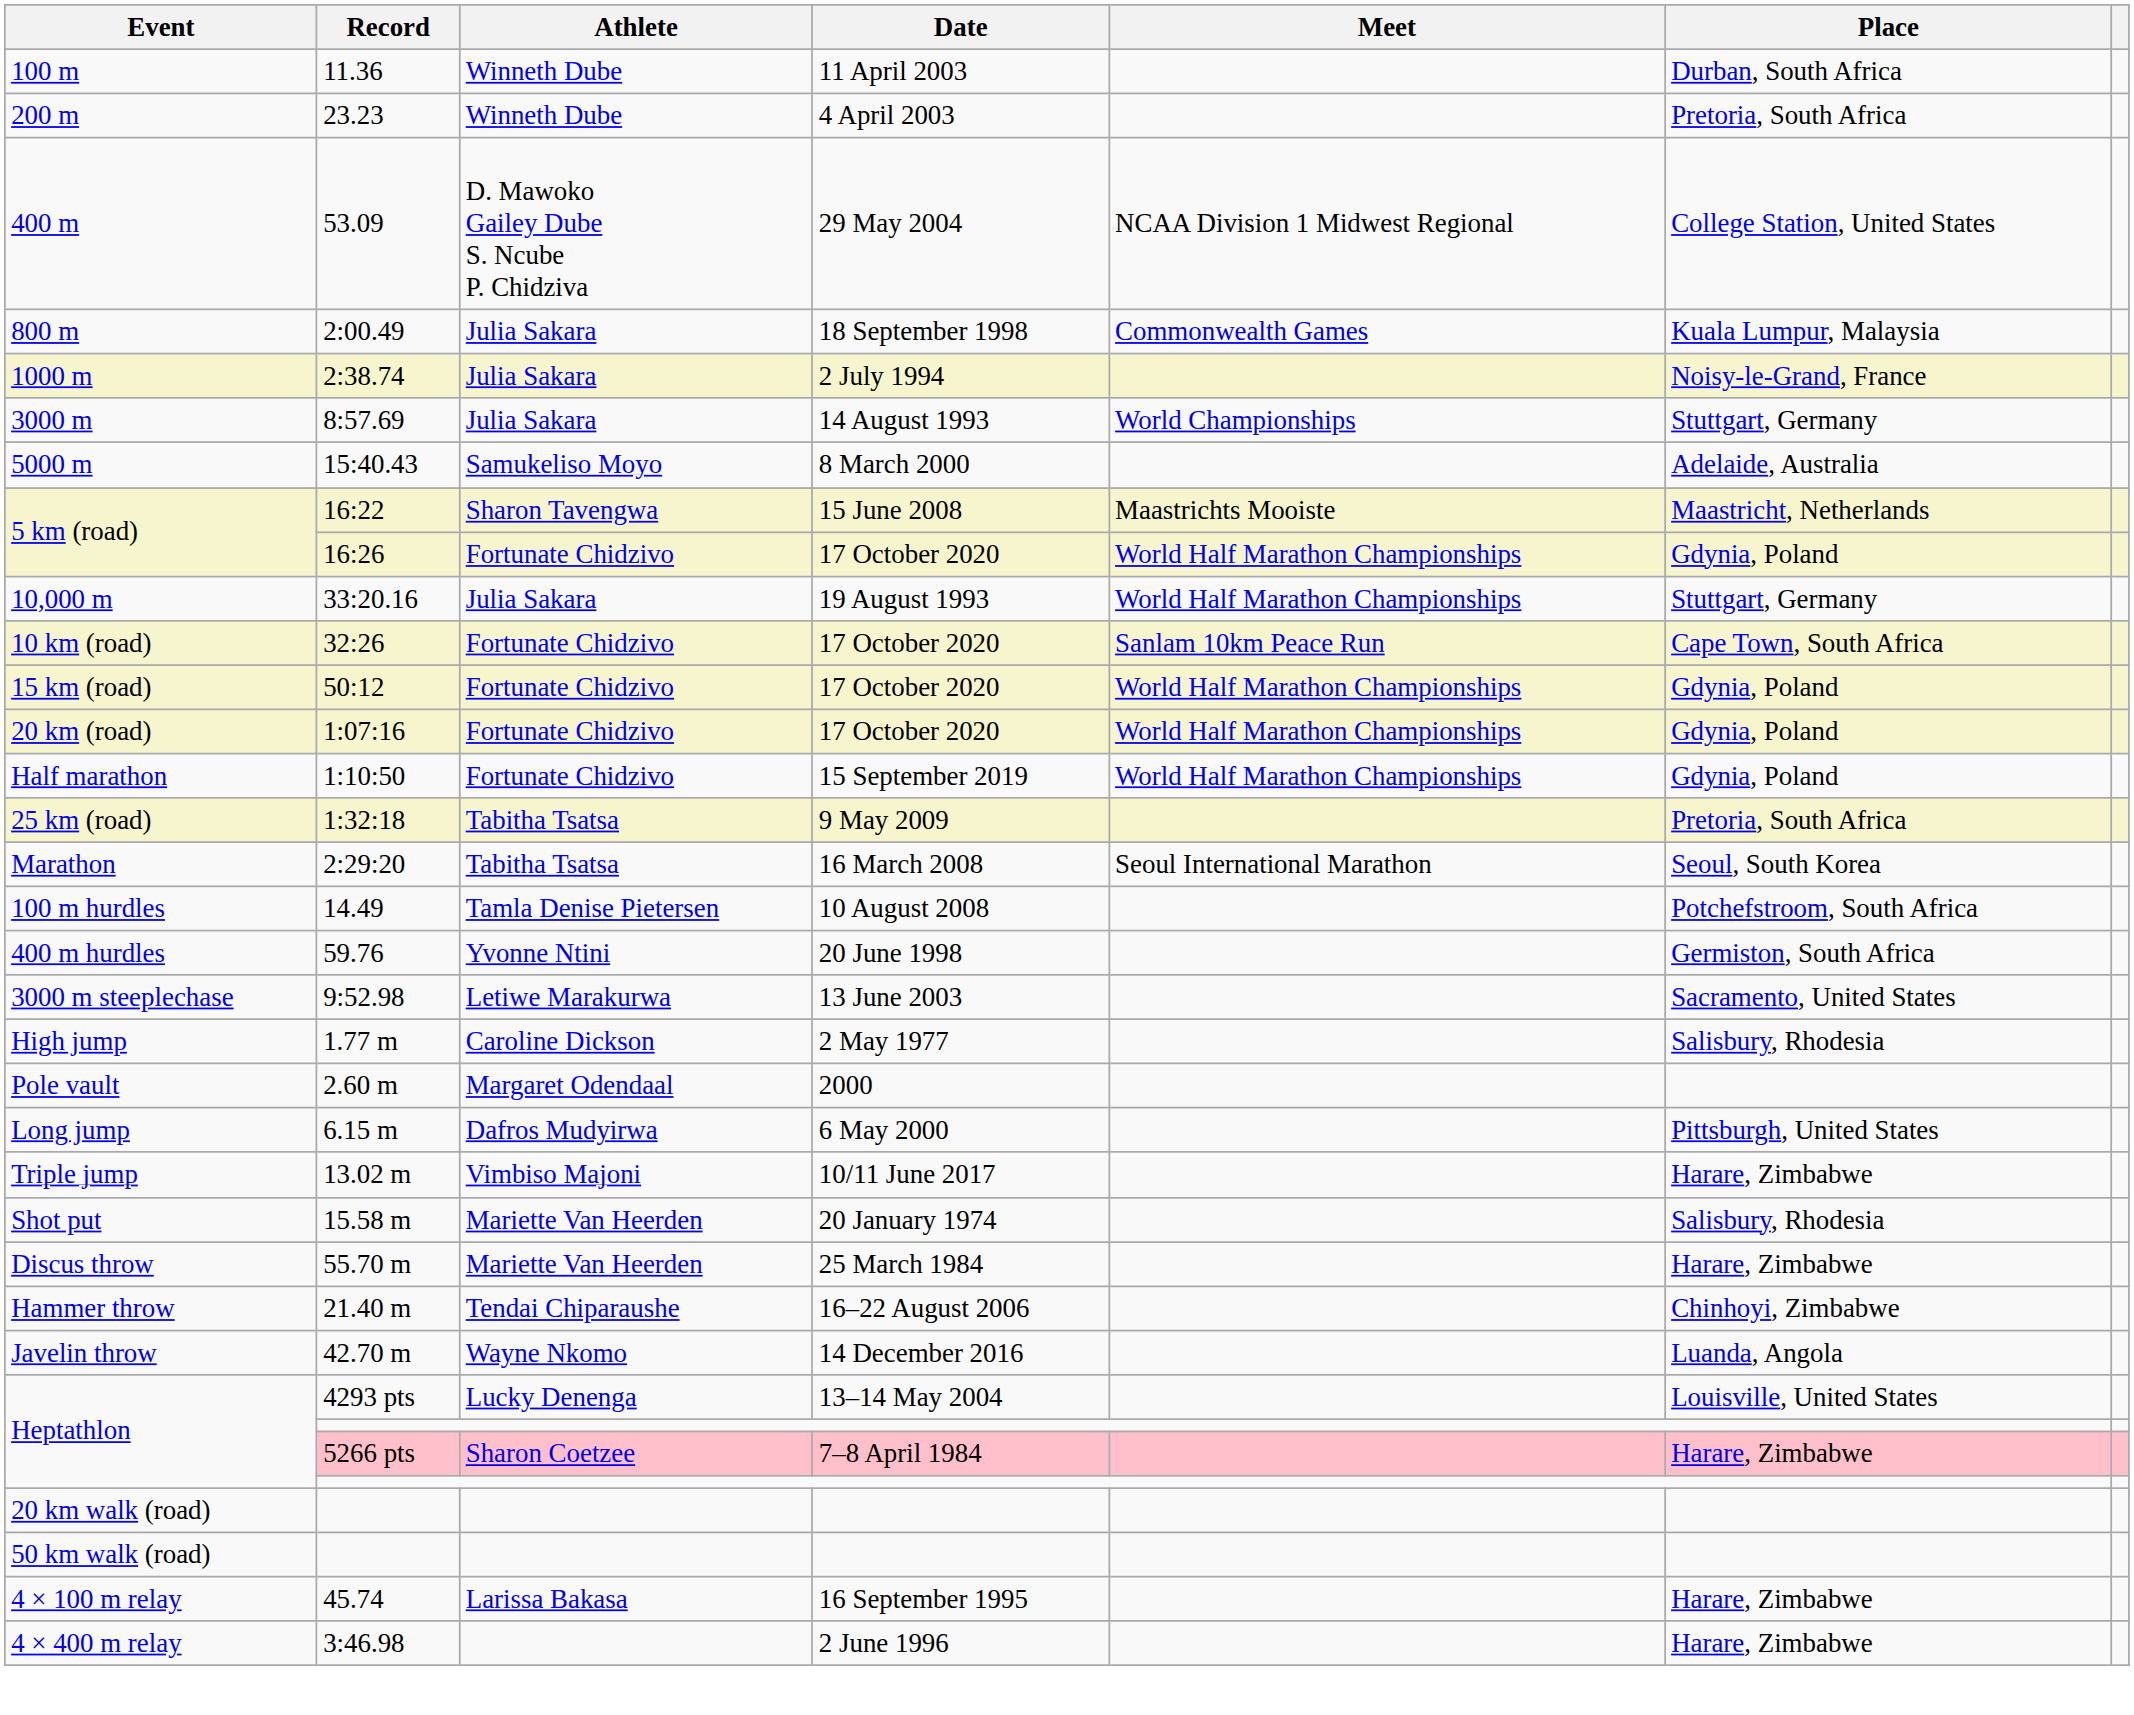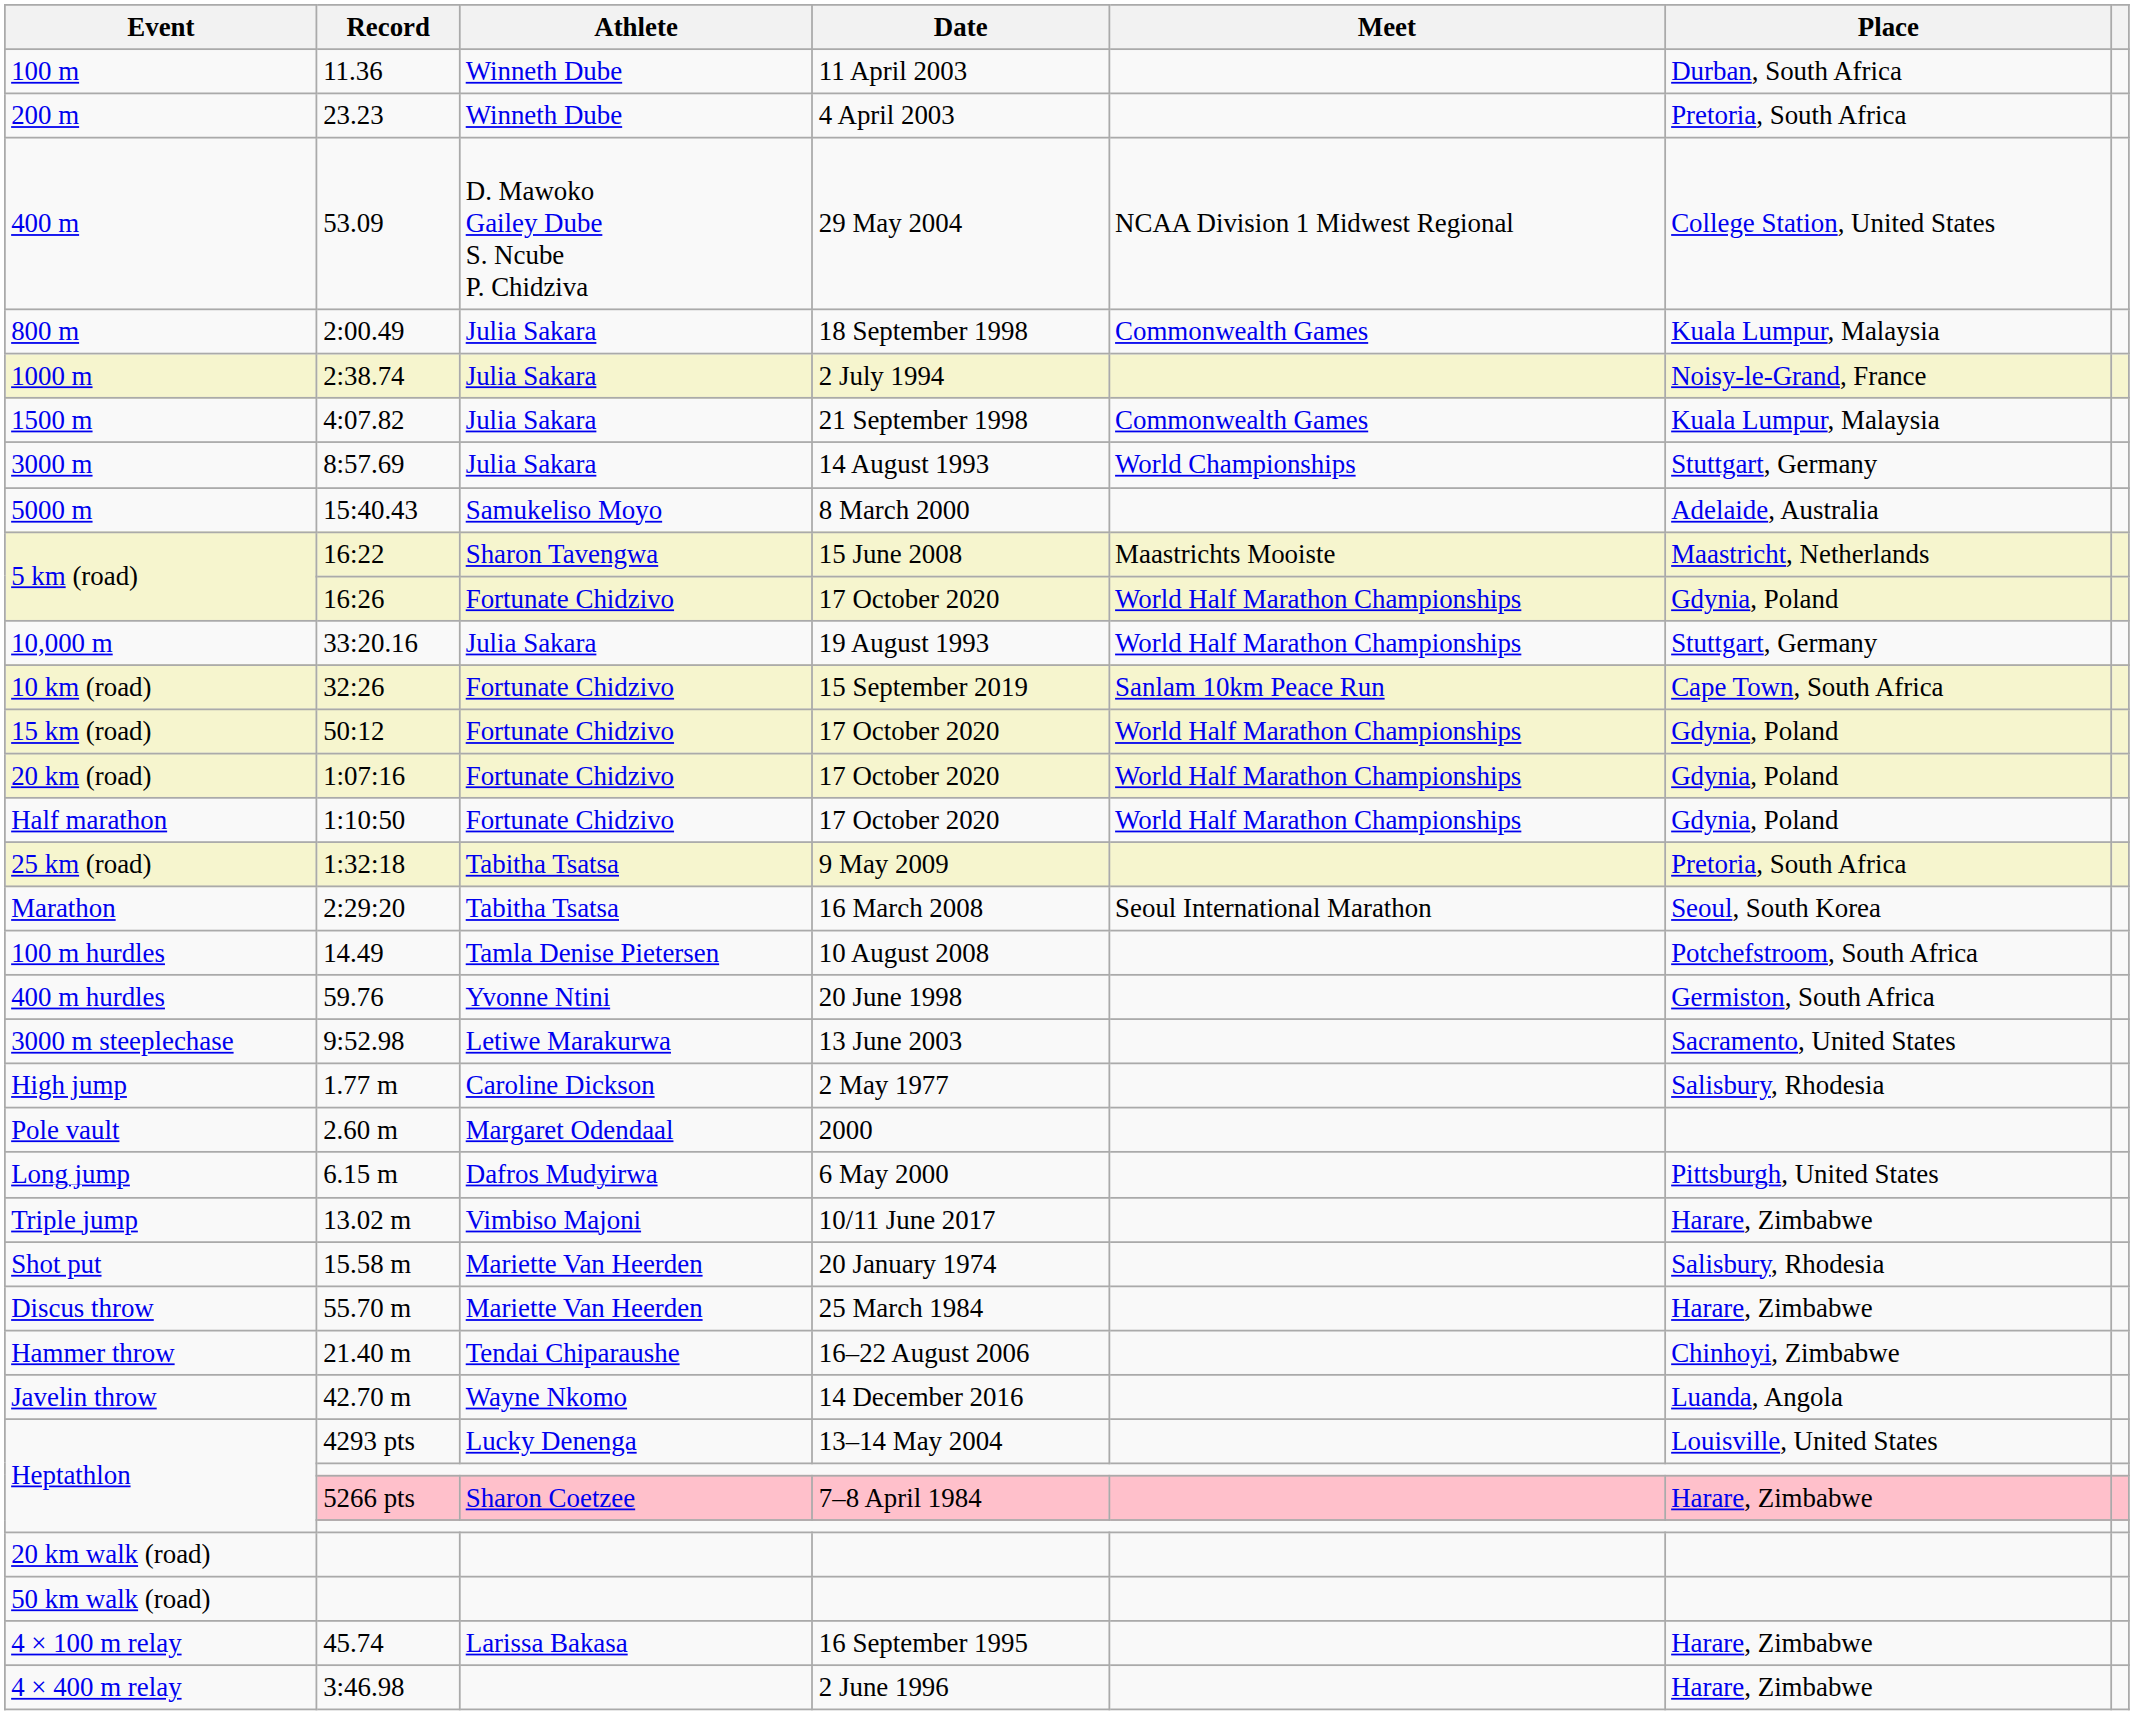+ row: (52, 420)
(909, 642) 17 October 2020 -> (923, 686) 15 September 2019
(923, 775) 15 September 2019 -> (909, 819) 17 October 2020
